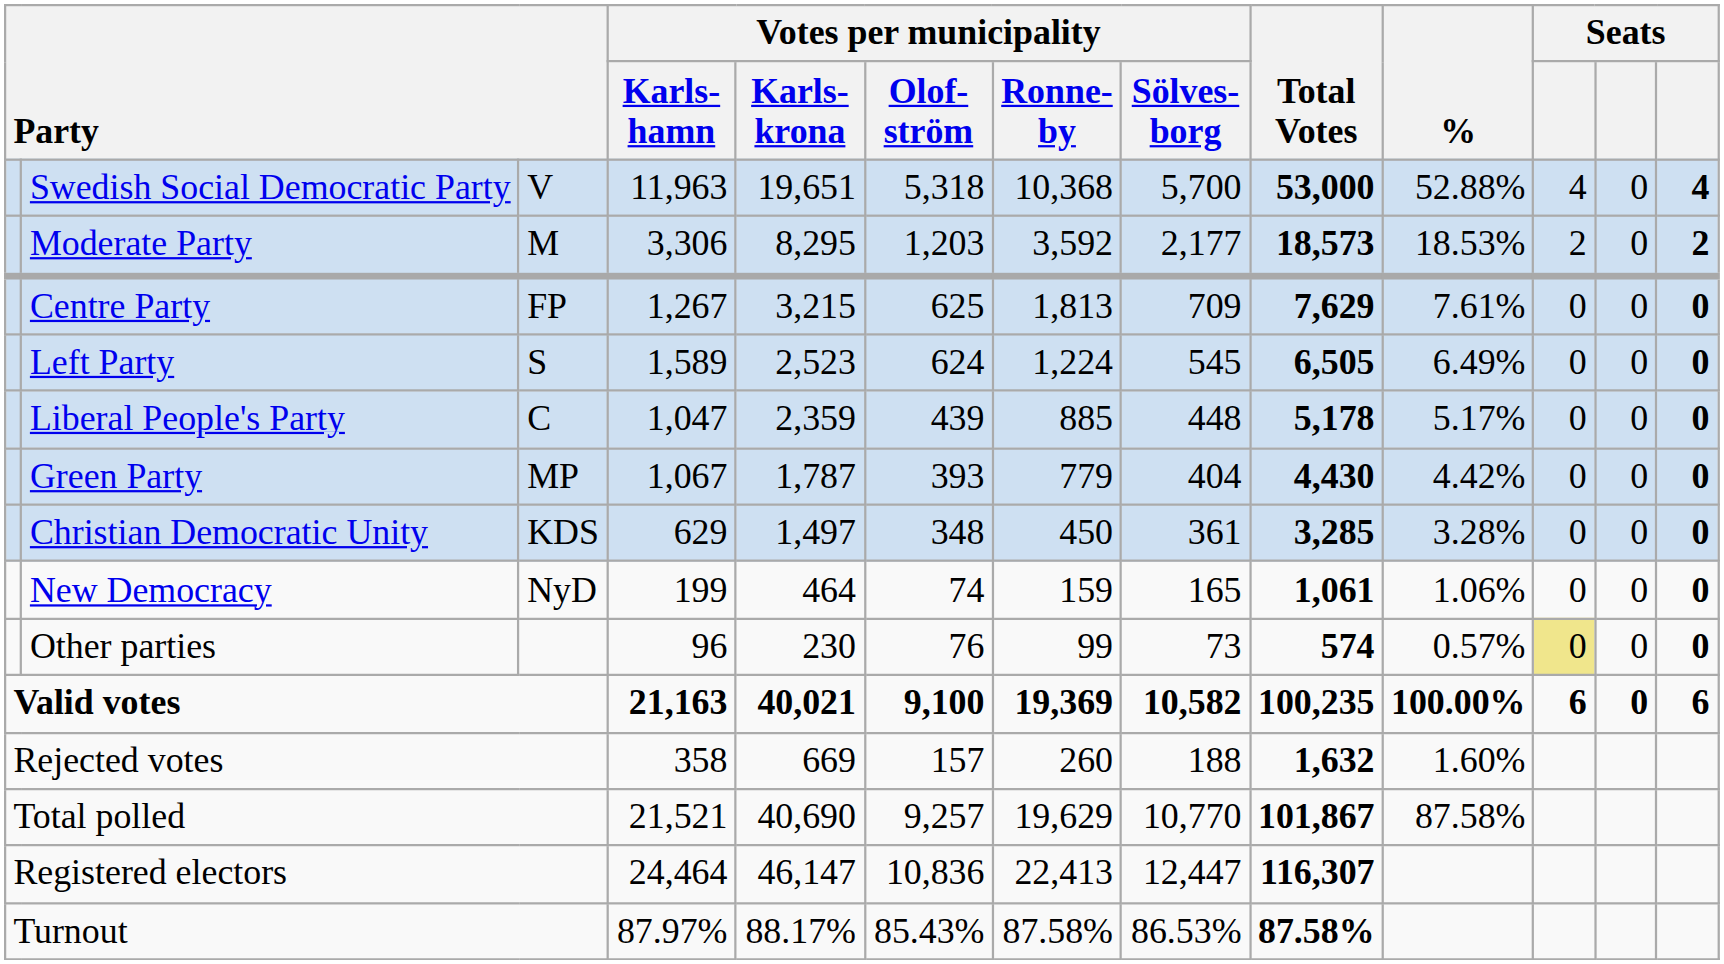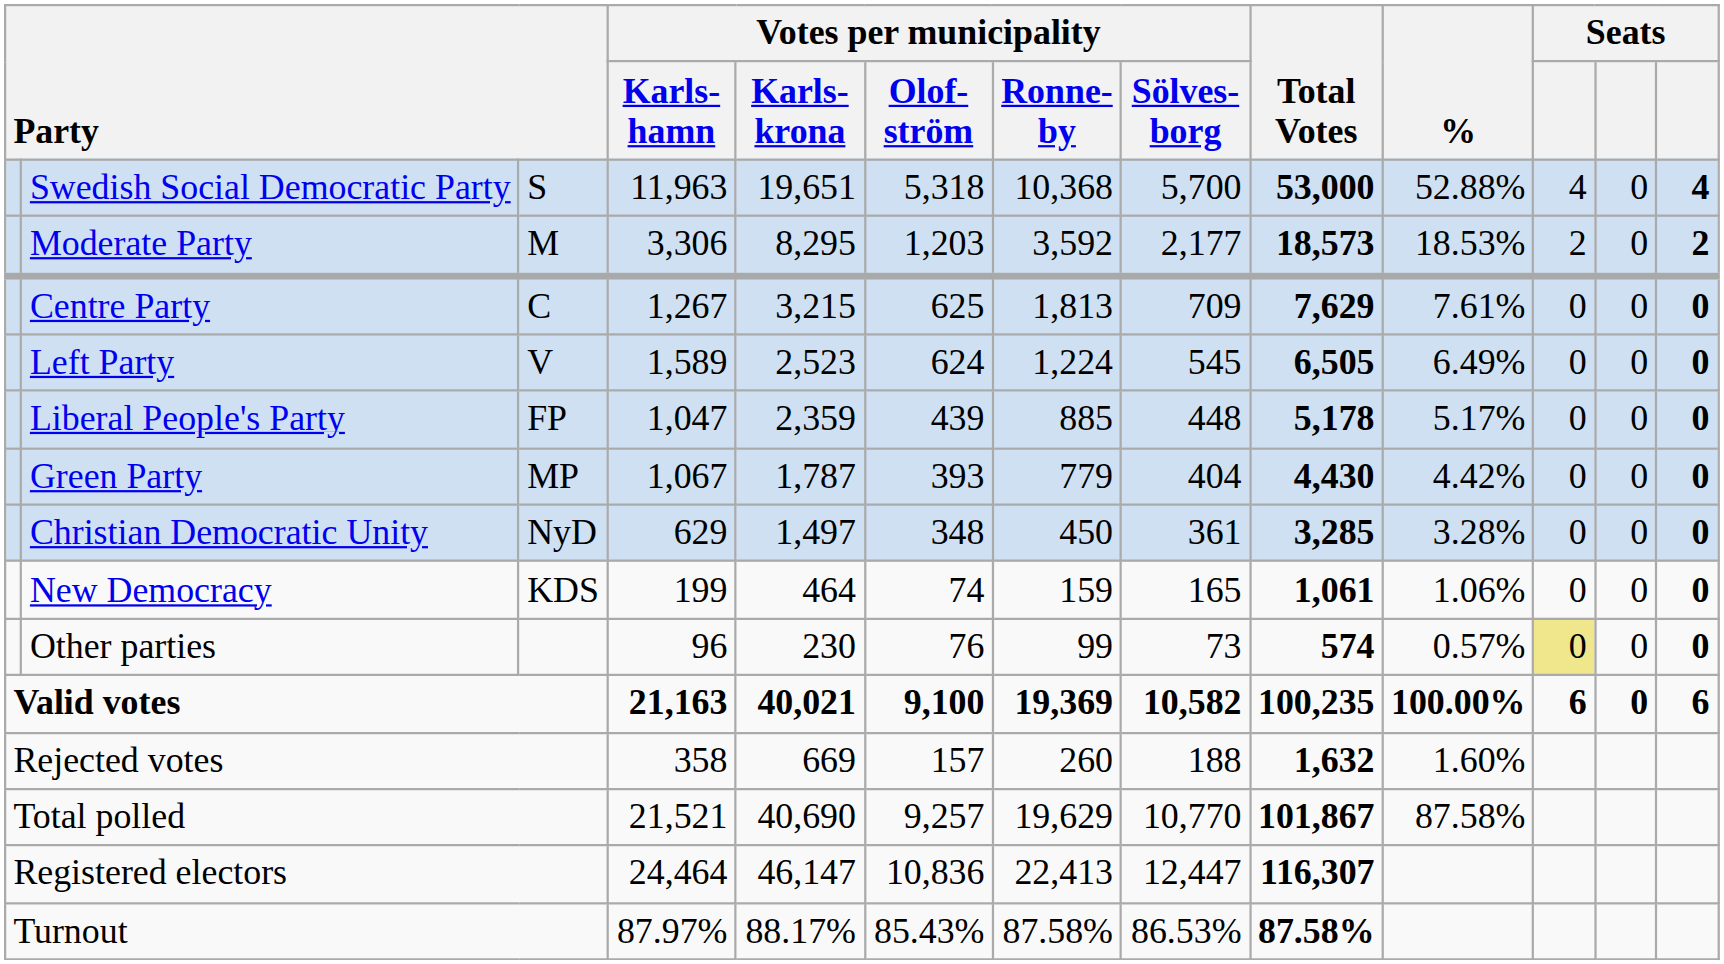(540, 186) V -> (537, 186) S
(547, 305) FP -> (539, 305) C
(537, 361) S -> (540, 361) V
(539, 418) C -> (547, 418) FP
(563, 532) KDS -> (562, 532) NyD
(562, 589) NyD -> (563, 589) KDS
